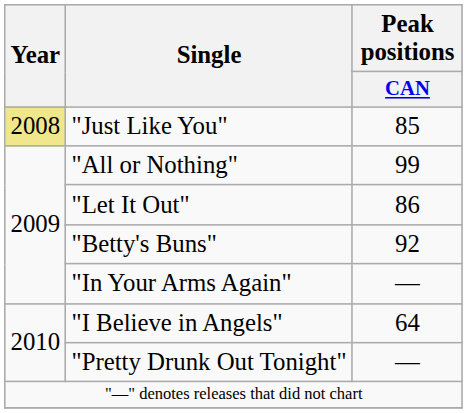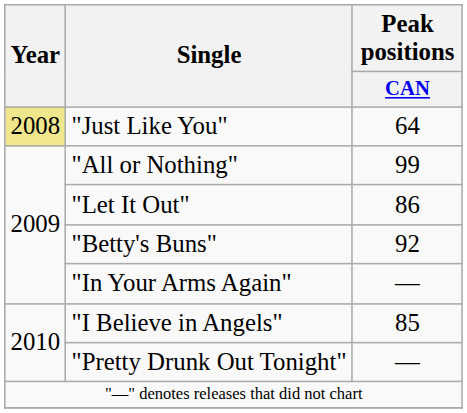(408, 125) 85 -> (408, 125) 64
(408, 322) 64 -> (408, 322) 85
